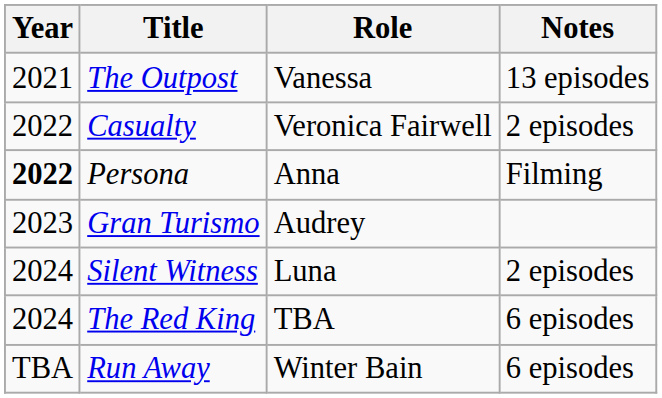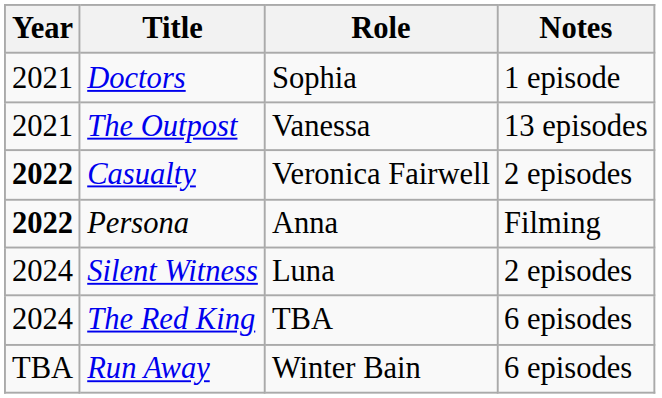+ row: (136, 77)
(43, 125) normal -> (43, 174) bold
- row: (173, 222)
